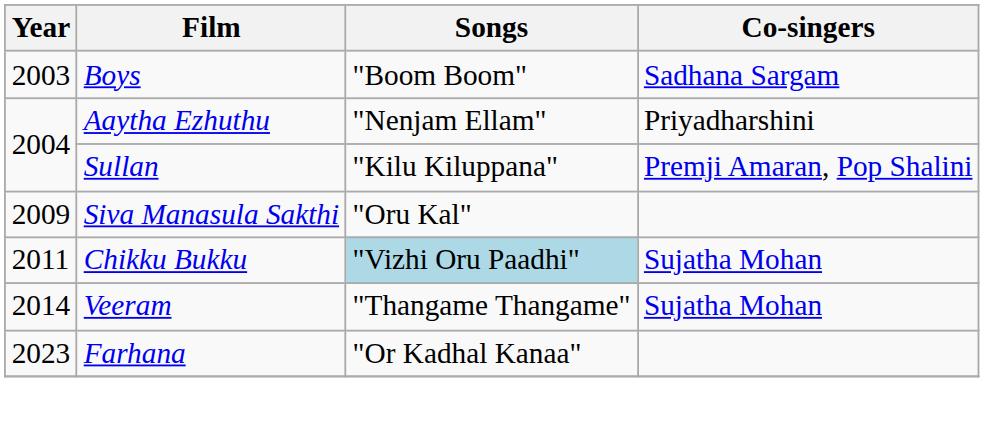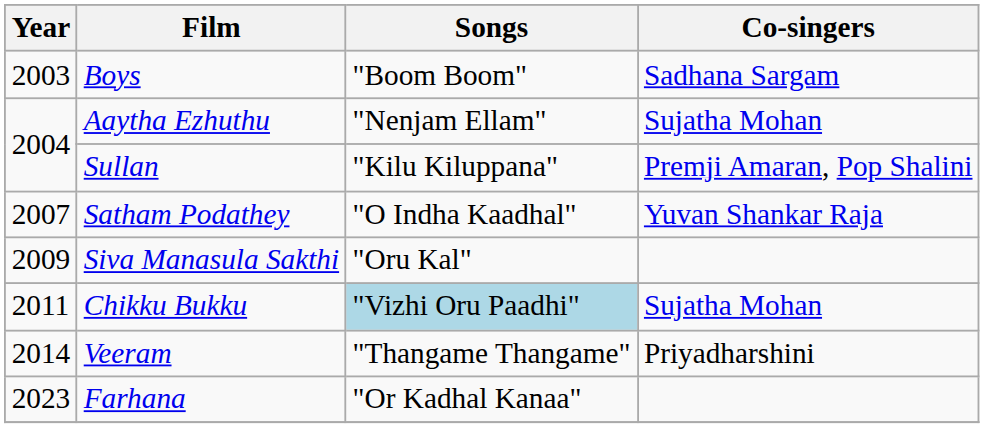(729, 120) Priyadharshini -> (733, 120) Sujatha Mohan
+ row: (187, 213)
(733, 306) Sujatha Mohan -> (729, 352) Priyadharshini
